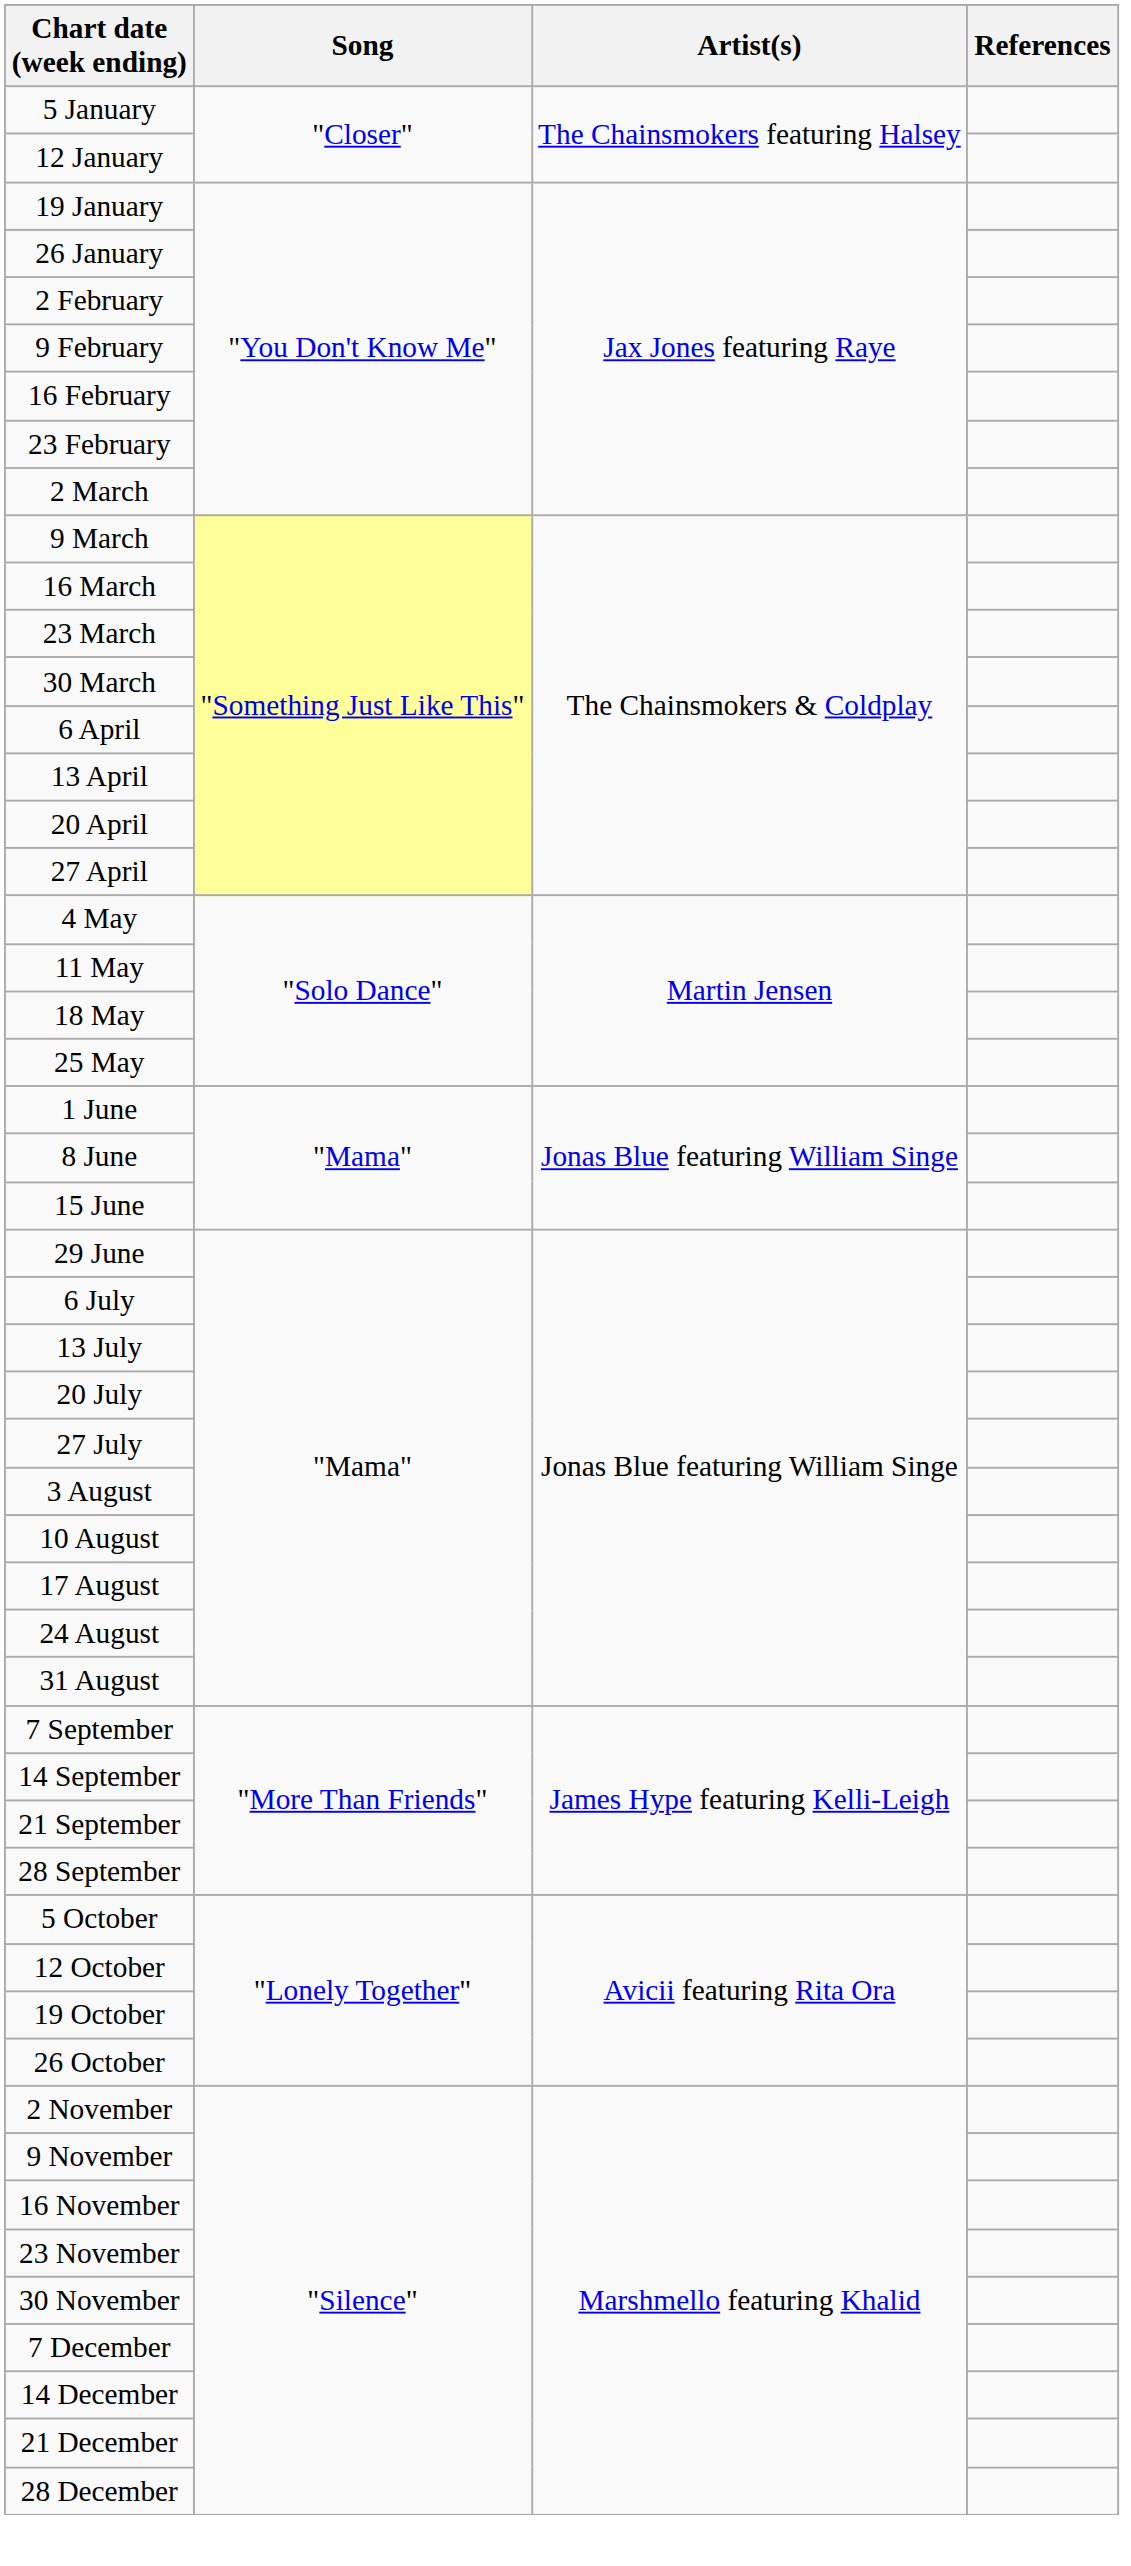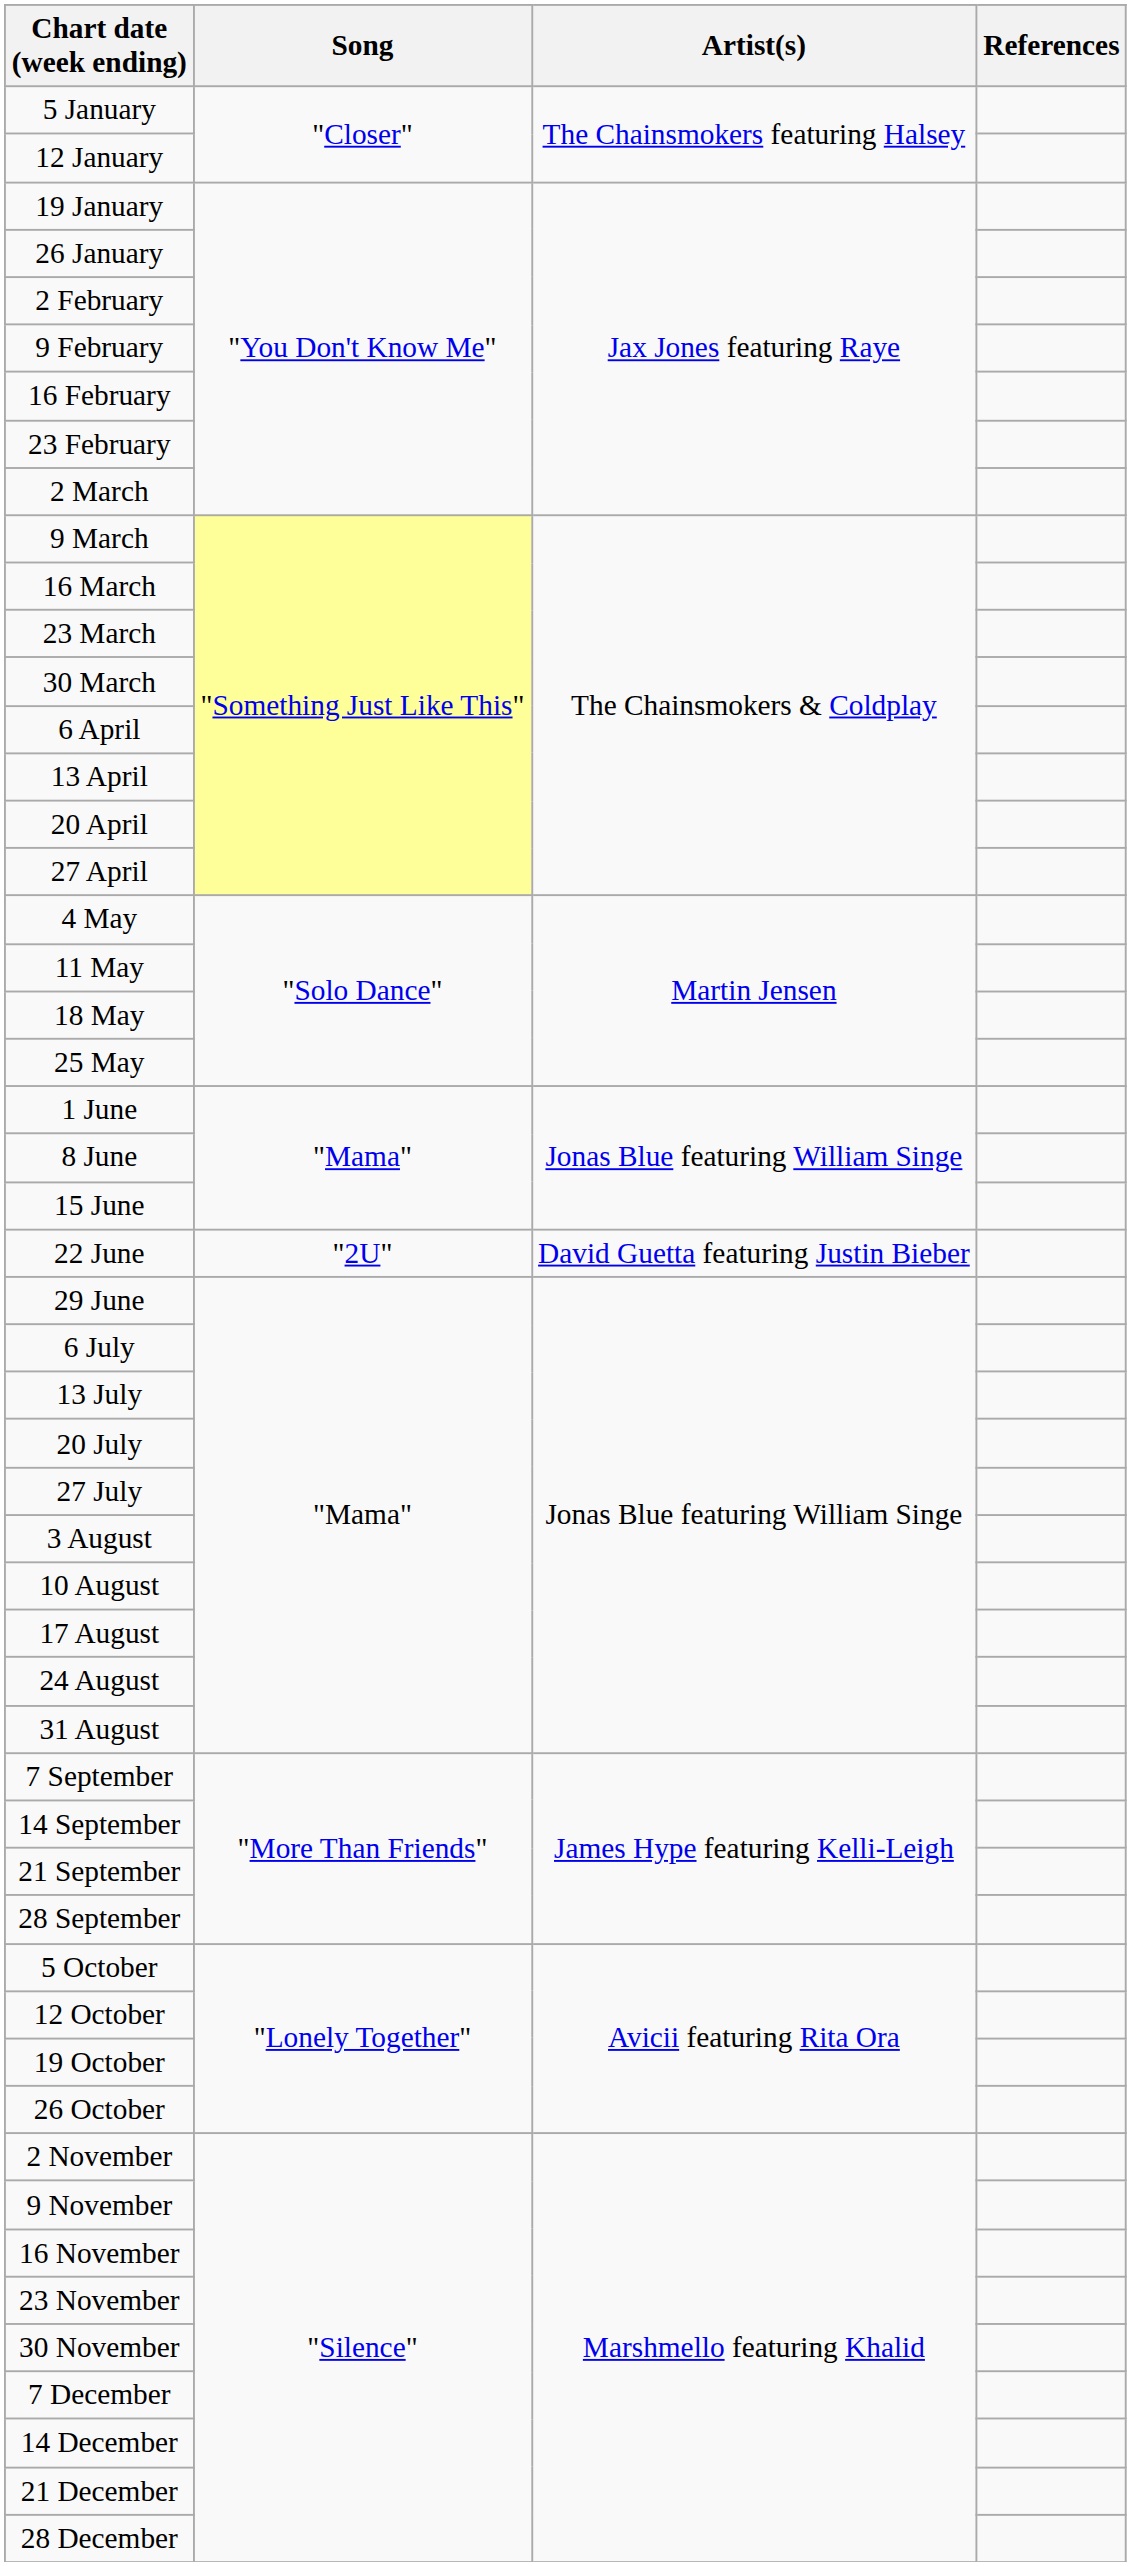+ row: (99, 1251)
